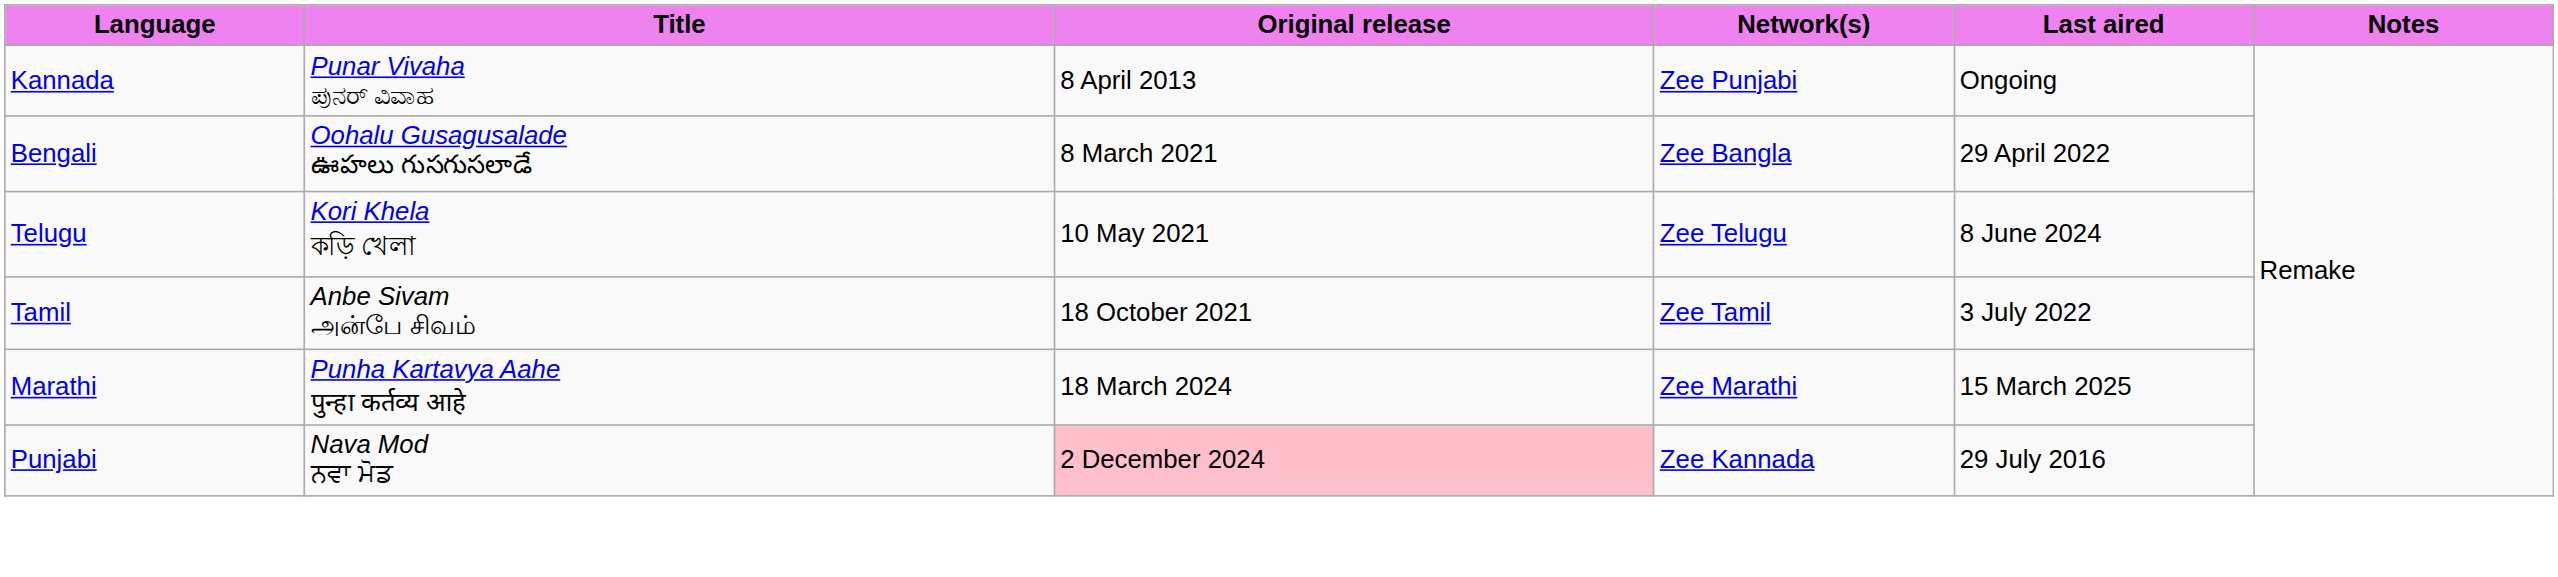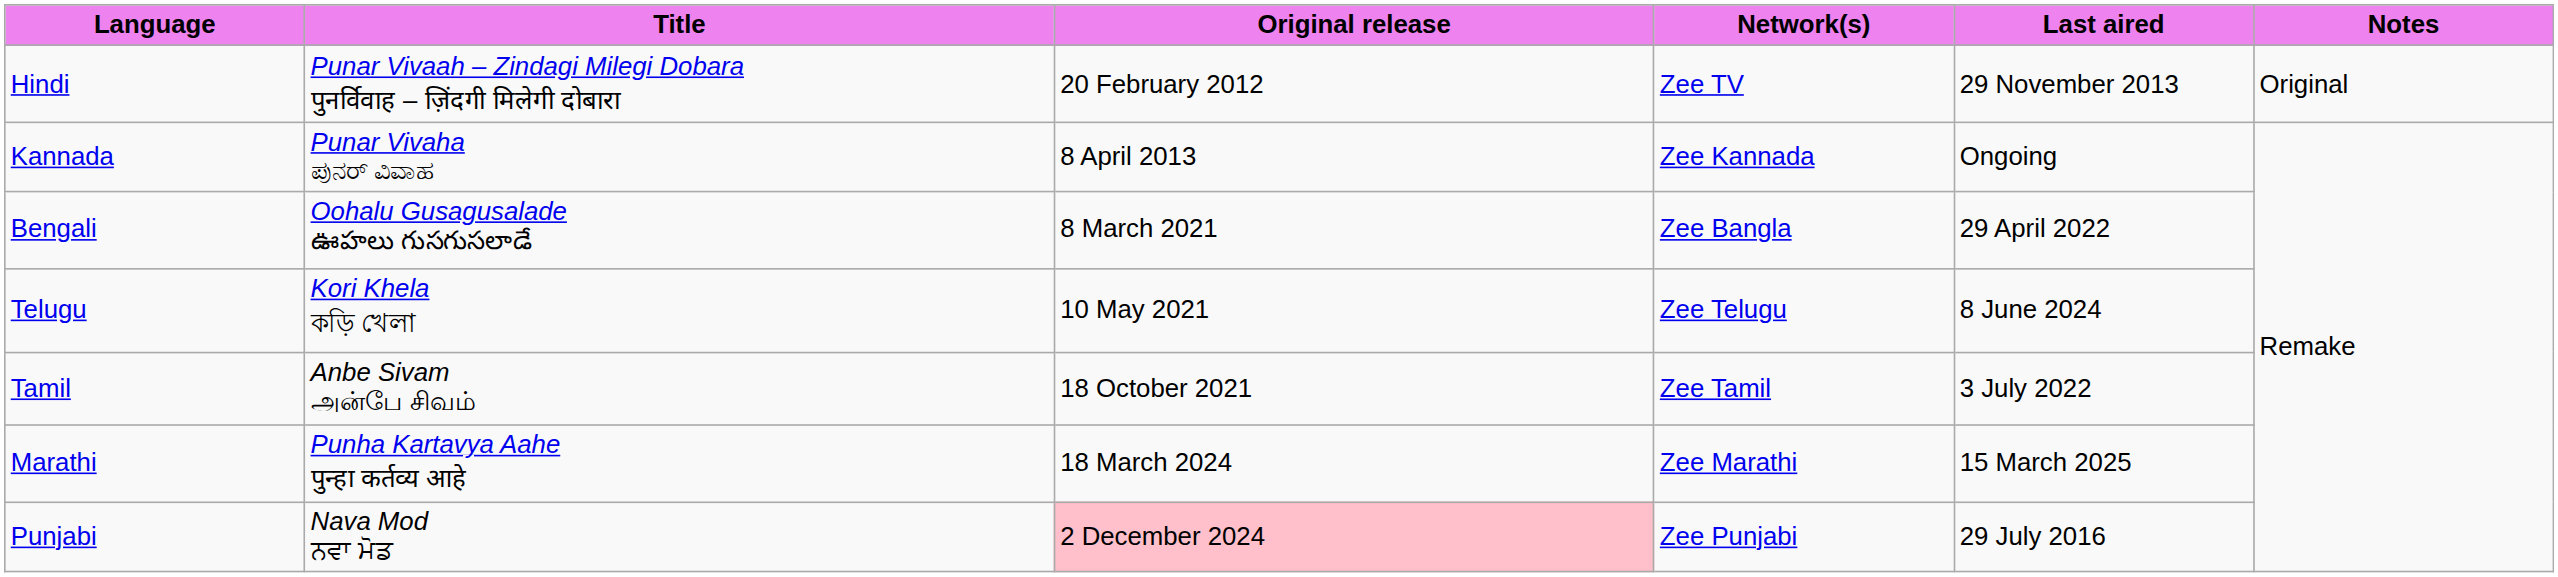+ row: (40, 83)
(1729, 80) Zee Punjabi -> (1737, 156) Zee Kannada
(1737, 460) Zee Kannada -> (1729, 536) Zee Punjabi
